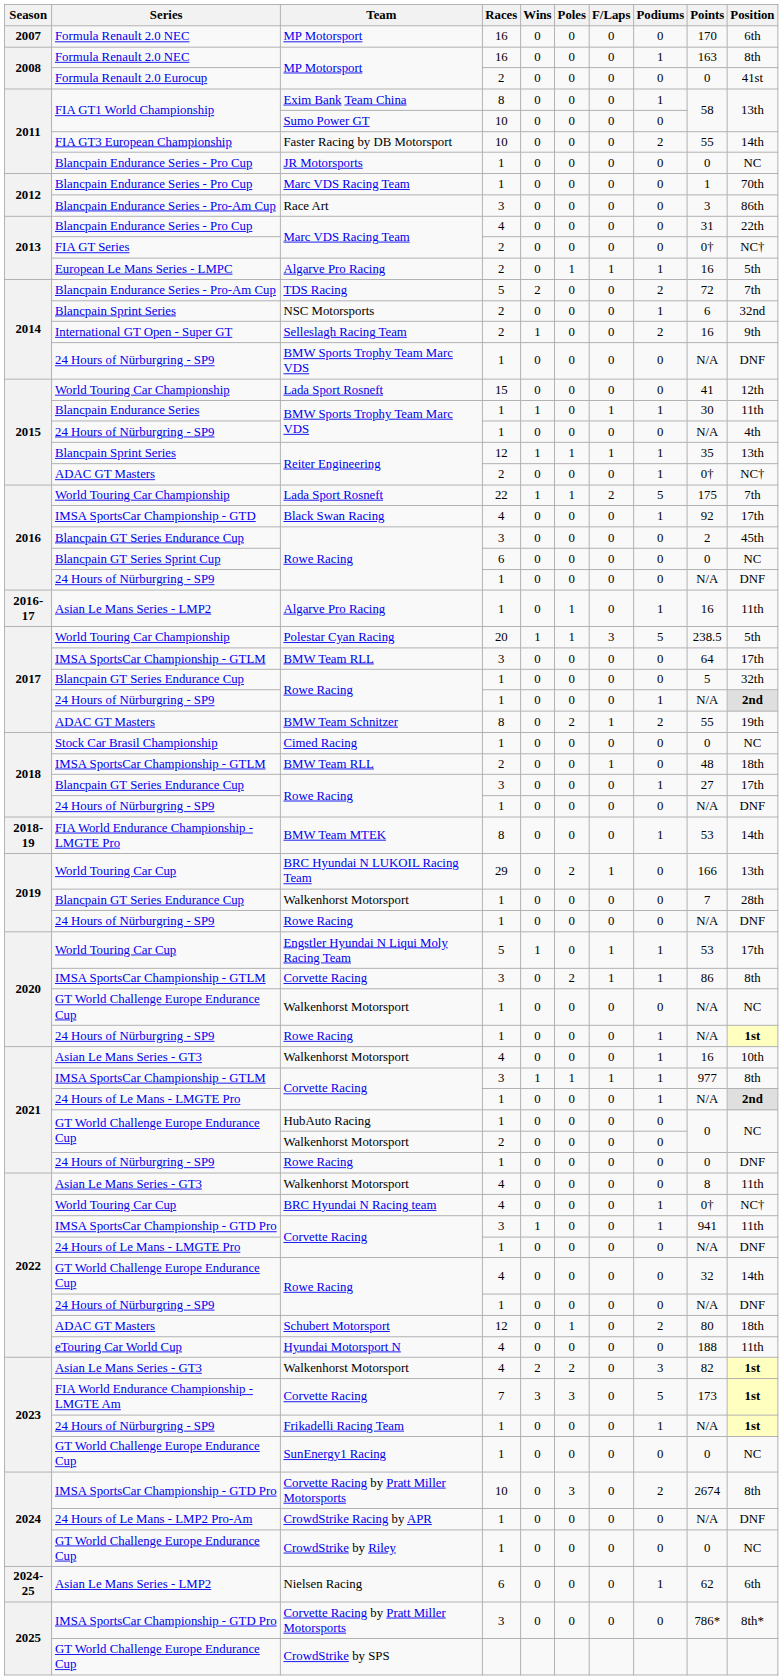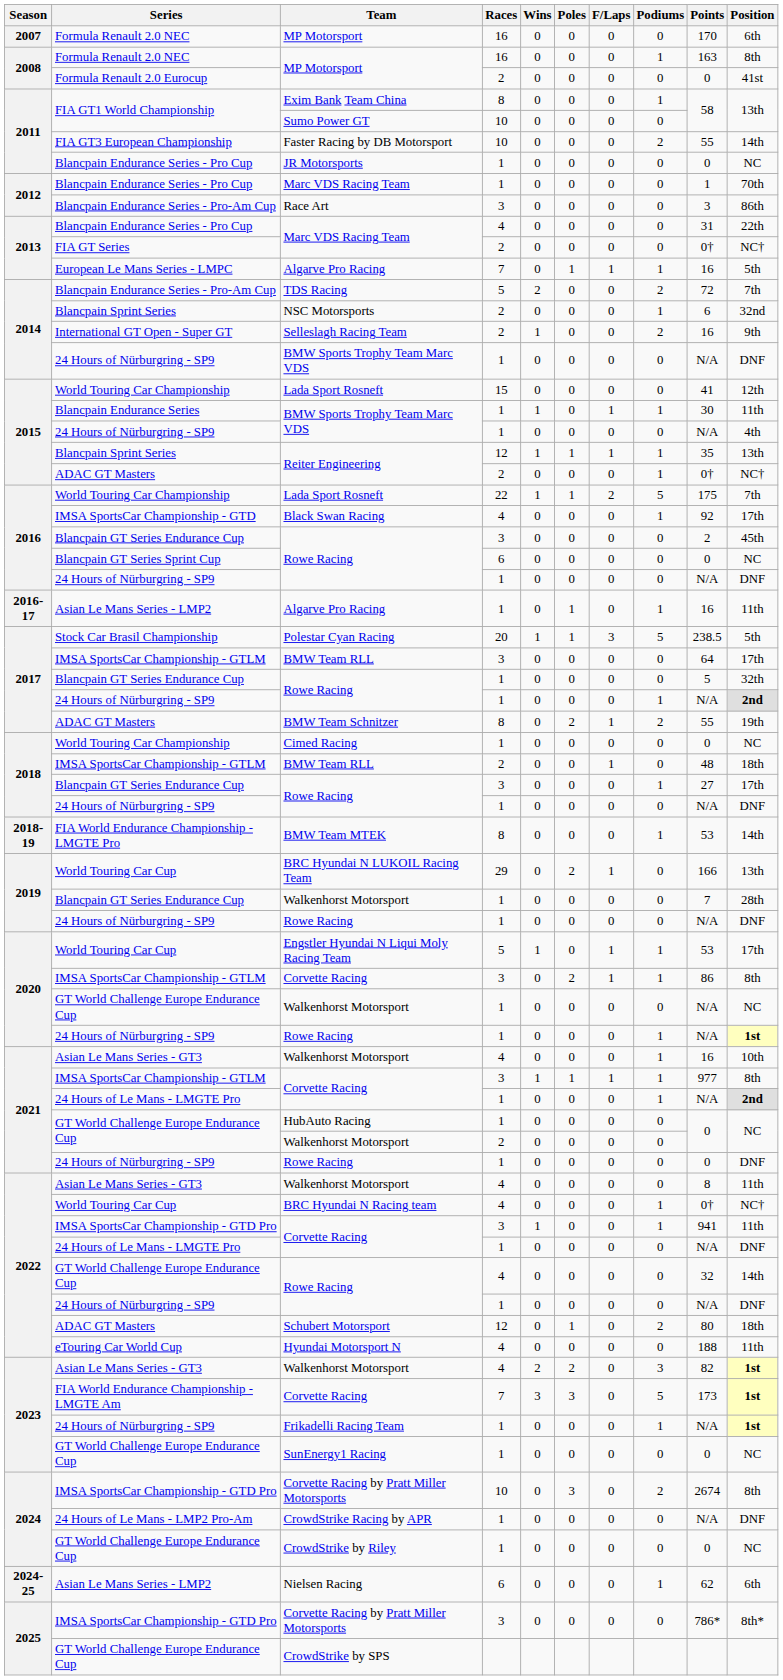(501, 269) 2 -> (501, 269) 7
(142, 637) World Touring Car Championship -> (136, 637) Stock Car Brasil Championship
(136, 743) Stock Car Brasil Championship -> (142, 743) World Touring Car Championship
